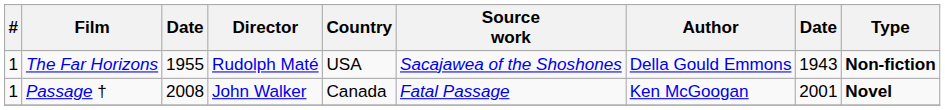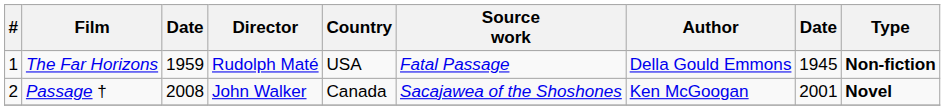(185, 64) 1955 -> (185, 64) 1959
(511, 64) Sacajawea of the Shoshones -> (455, 64) Fatal Passage
(818, 64) 1943 -> (818, 64) 1945
(13, 91) 1 -> (13, 91) 2
(455, 91) Fatal Passage -> (511, 91) Sacajawea of the Shoshones
